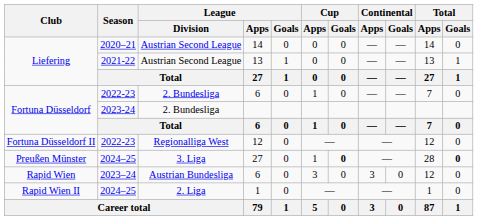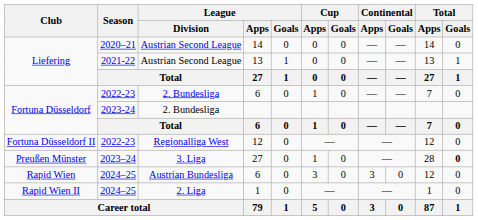(118, 158) 2024–25 -> (118, 158) 2023–24
(343, 158) bold -> (343, 158) normal
(118, 175) 2023–24 -> (118, 175) 2024–25
